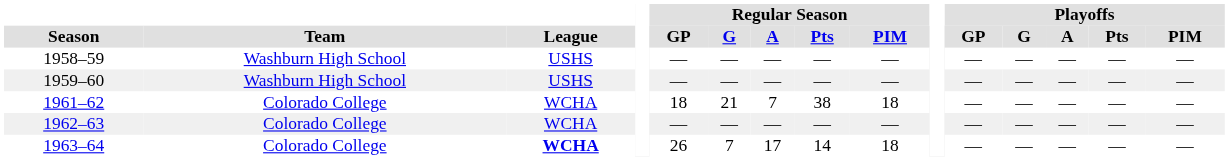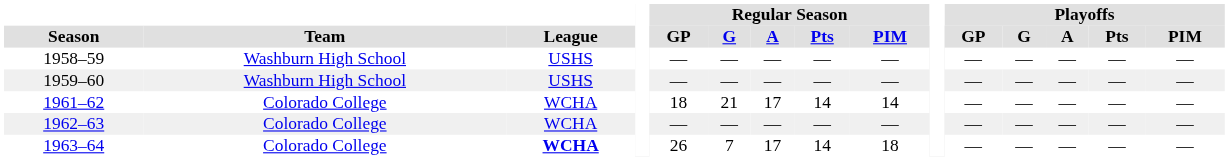(773, 102) 7 -> (773, 102) 17
(822, 102) 38 -> (822, 102) 14
(890, 102) 18 -> (890, 102) 14
